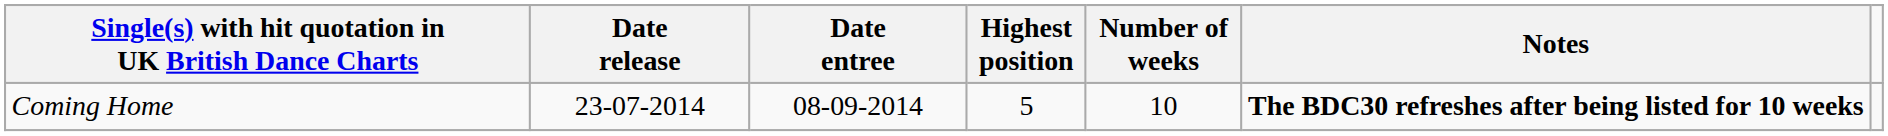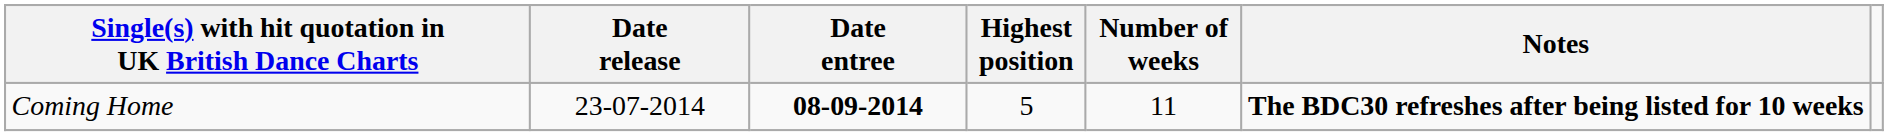(858, 106) normal -> (858, 106) bold
(1164, 106) 10 -> (1164, 106) 11
